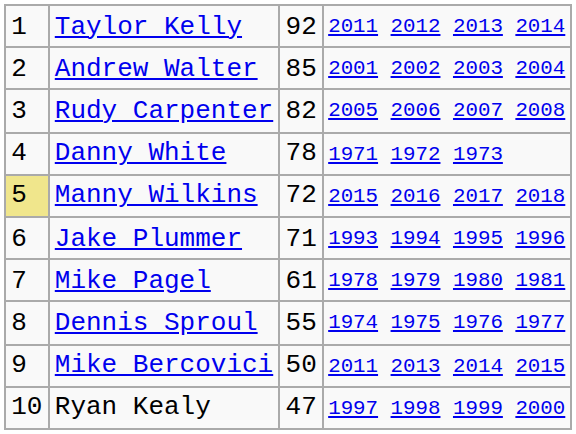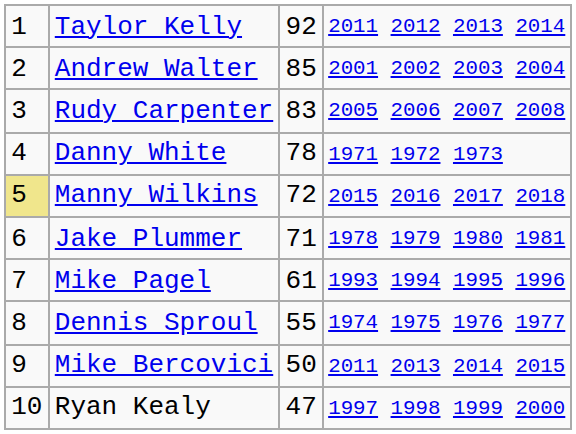(301, 111) 82 -> (301, 111) 83
(447, 238) 1993 1994 1995 1996 -> (447, 238) 1978 1979 1980 1981
(447, 280) 1978 1979 1980 1981 -> (447, 280) 1993 1994 1995 1996
